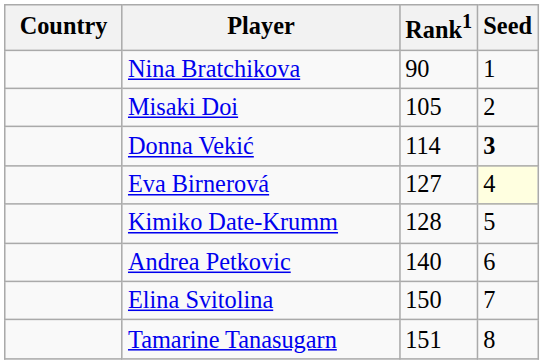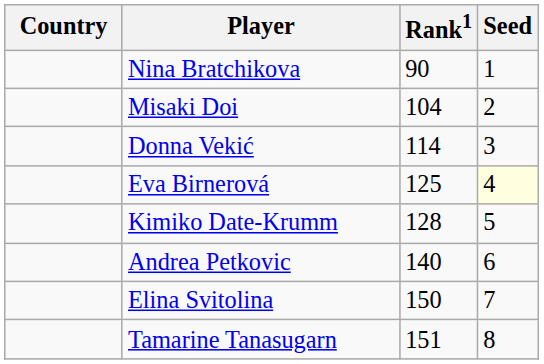(423, 107) 105 -> (423, 107) 104
(489, 146) bold -> (489, 146) normal
(423, 184) 127 -> (423, 184) 125
